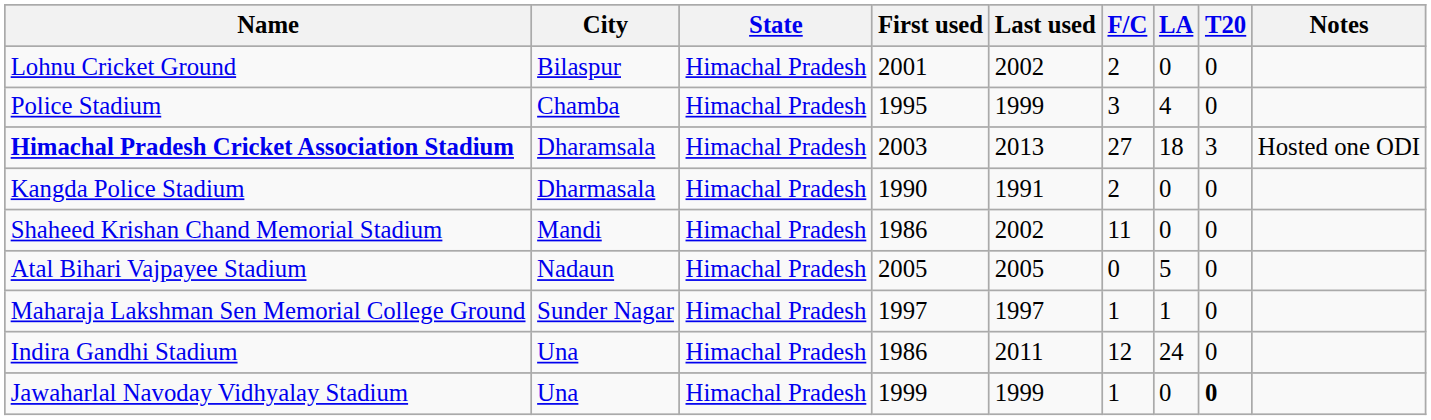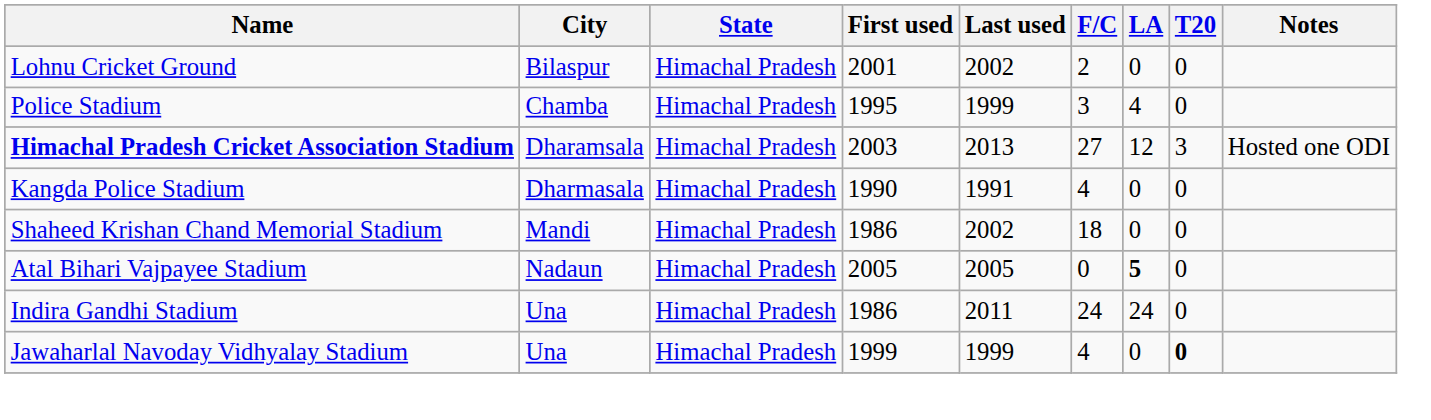(1171, 147) 18 -> (1141, 147) 12
(1114, 188) 2 -> (1084, 188) 4
(1119, 229) 11 -> (1090, 229) 18
(1165, 270) normal -> (1135, 270) bold
- row: (268, 311)
(1120, 352) 12 -> (1090, 311) 24
(1114, 392) 1 -> (1084, 352) 4
